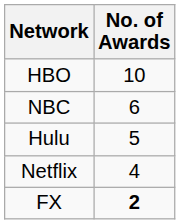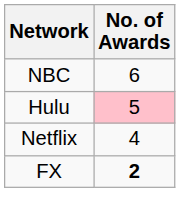- row: (49, 75)
(134, 139) no background -> (134, 107) pink background
